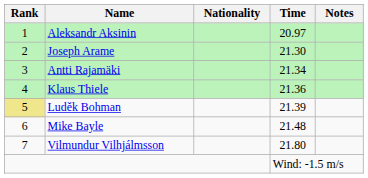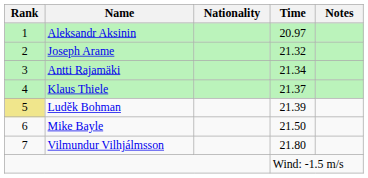(293, 51) 21.30 -> (293, 51) 21.32
(293, 88) 21.36 -> (293, 88) 21.37
(293, 126) 21.48 -> (293, 126) 21.50
